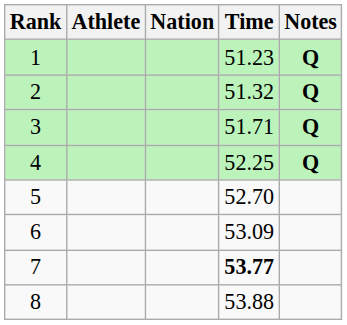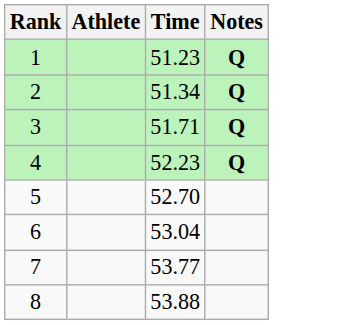- column: (182, 22)
(249, 92) 51.32 -> (175, 92) 51.34
(249, 162) 52.25 -> (175, 162) 52.23
(249, 232) 53.09 -> (175, 232) 53.04
(249, 267) bold -> (175, 267) normal
